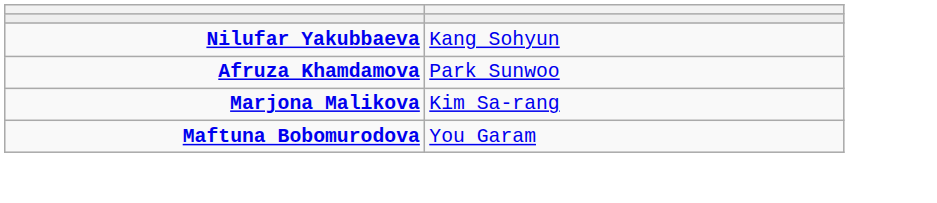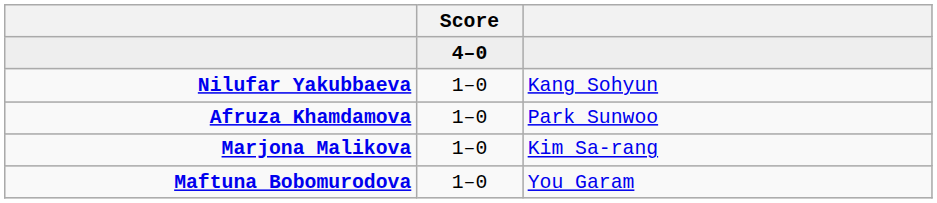+ column: (469, 21)
